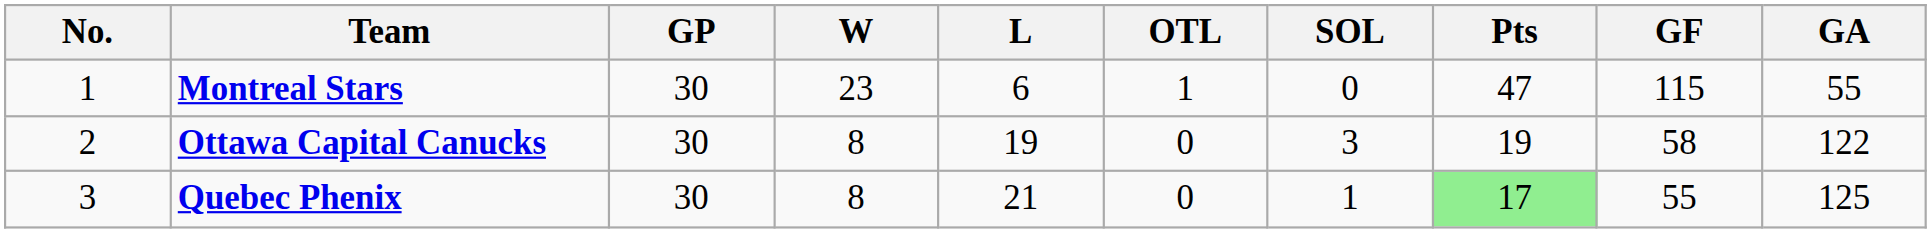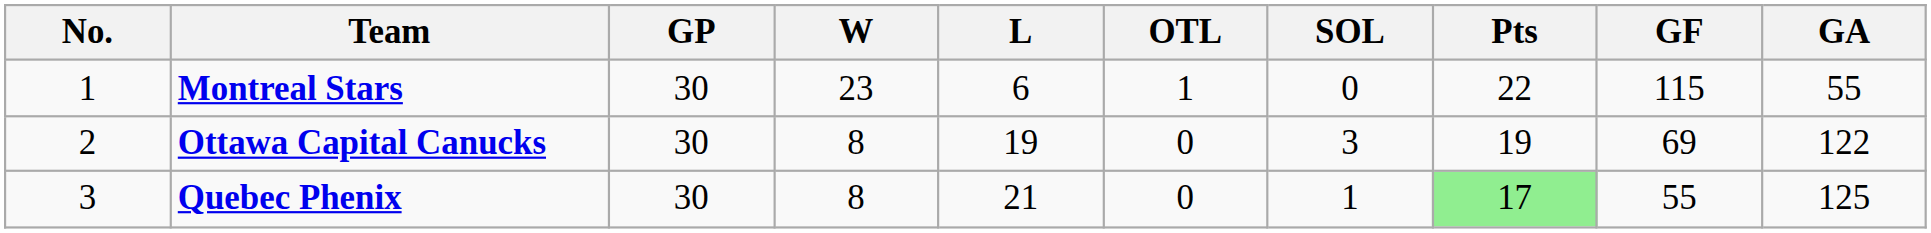(1515, 87) 47 -> (1515, 87) 22
(1679, 142) 58 -> (1679, 142) 69
